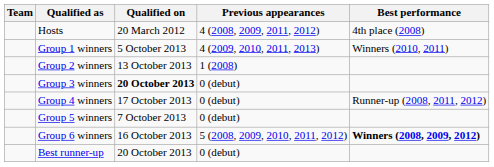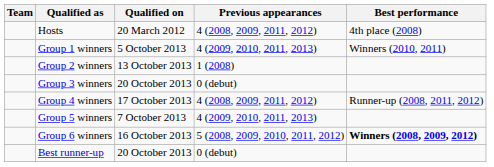(156, 83) bold -> (154, 83) normal
(219, 100) 0 (debut) -> (257, 100) 4 (2008, 2009, 2011, 2012)
(219, 118) 0 (debut) -> (257, 118) 4 (2009, 2010, 2011, 2013)
